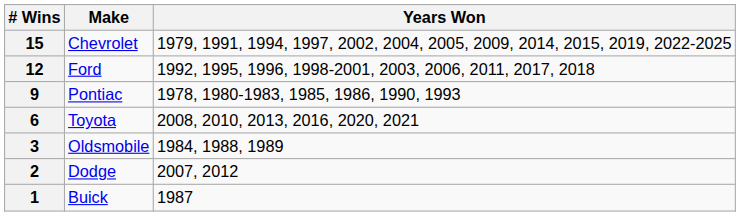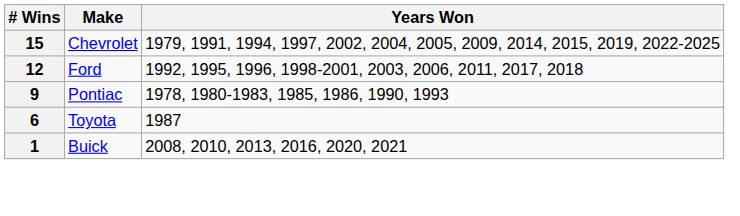(288, 121) 2008, 2010, 2013, 2016, 2020, 2021 -> (163, 121) 1987
- row: (34, 146)
- row: (34, 172)
(175, 198) 1987 -> (276, 146) 2008, 2010, 2013, 2016, 2020, 2021
